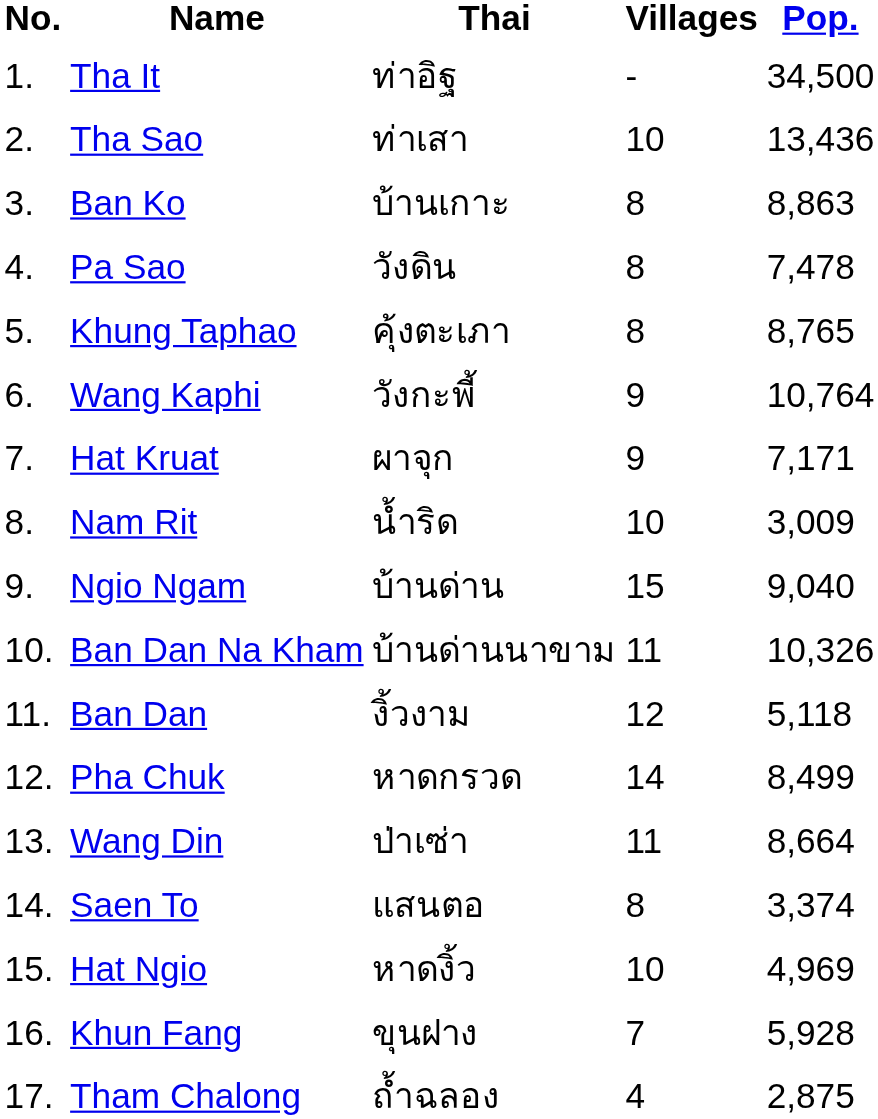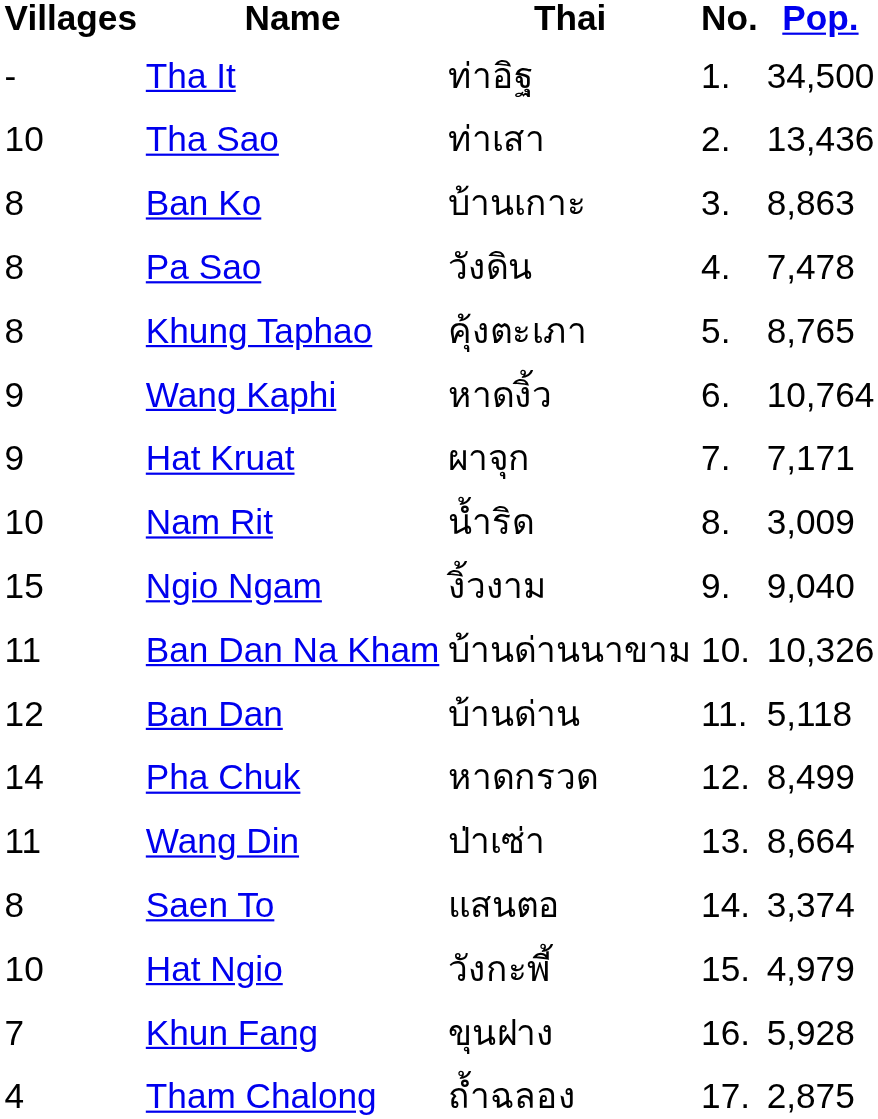columns swapped: (33, 18) <-> (692, 18)
(424, 395) วังกะพี้ -> (500, 395) หาดงิ้ว
(438, 586) บ้านด่าน -> (498, 586) งิ้วงาม
(422, 714) งิ้วงาม -> (514, 714) บ้านด่าน
(424, 969) หาดงิ้ว -> (500, 969) วังกะพี้
(811, 968) 4,969 -> (811, 968) 4,979
